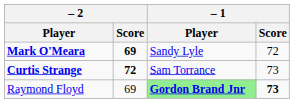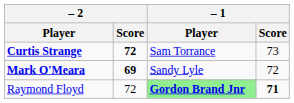rows swapped: (46, 51) <-> (44, 70)
(130, 88) 69 -> (130, 88) 72
(273, 88) 73 -> (273, 88) 71
